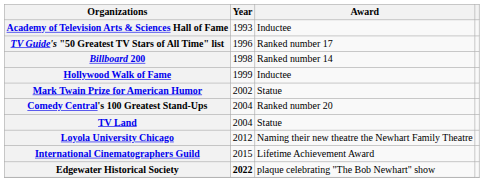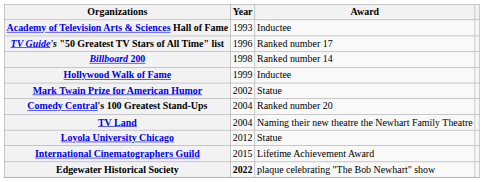(270, 122) Statue -> (365, 122) Naming their new theatre the Newhart Family Theatre
(365, 138) Naming their new theatre the Newhart Family Theatre -> (270, 138) Statue
